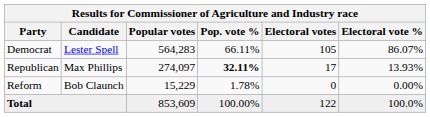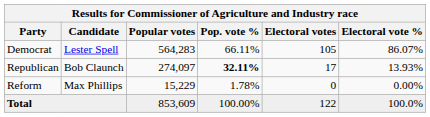(93, 67) Max Phillips -> (94, 67) Bob Claunch
(94, 85) Bob Claunch -> (93, 85) Max Phillips
